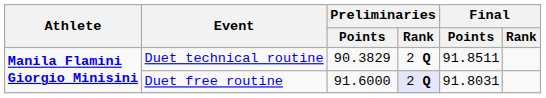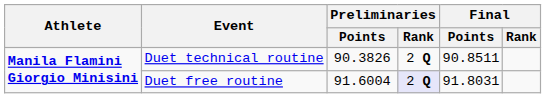(362, 59) 90.3829 -> (362, 59) 90.3826
(471, 59) 91.8511 -> (471, 59) 90.8511
(362, 81) 91.6000 -> (362, 81) 91.6004
